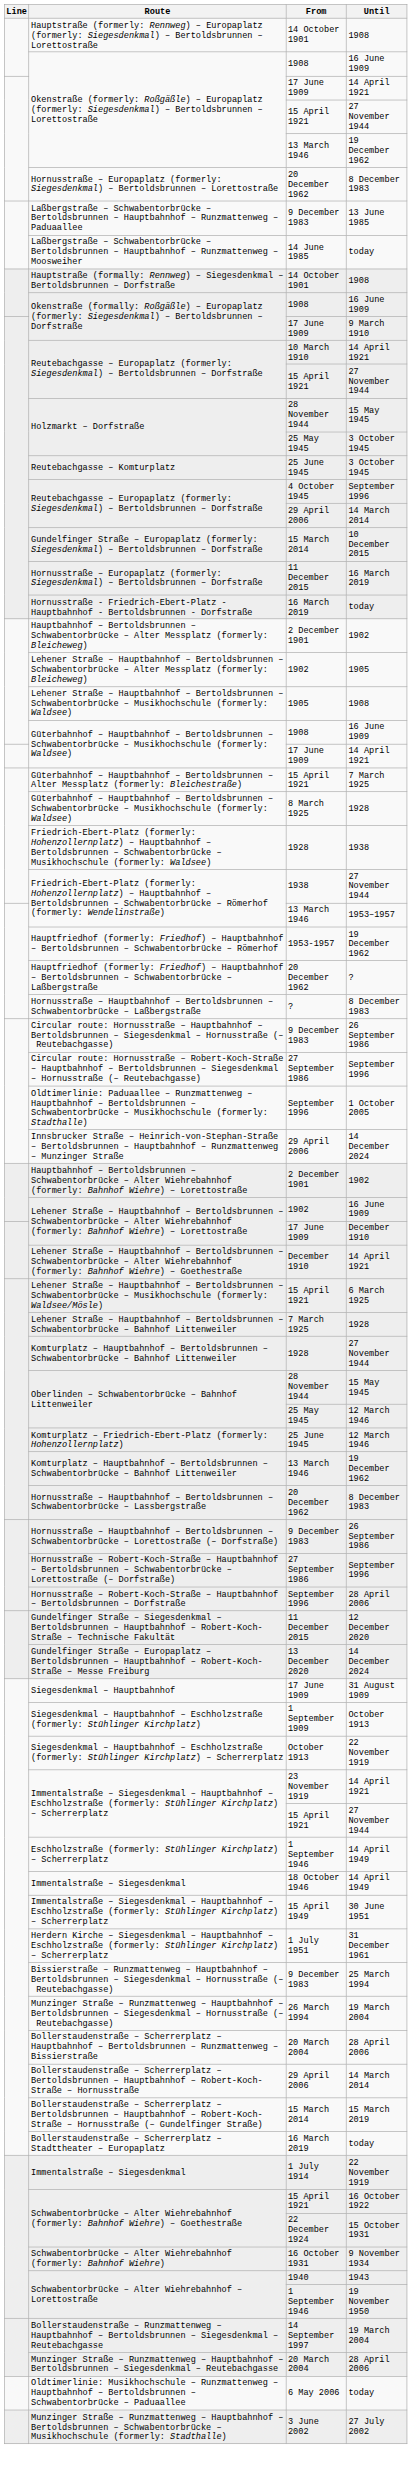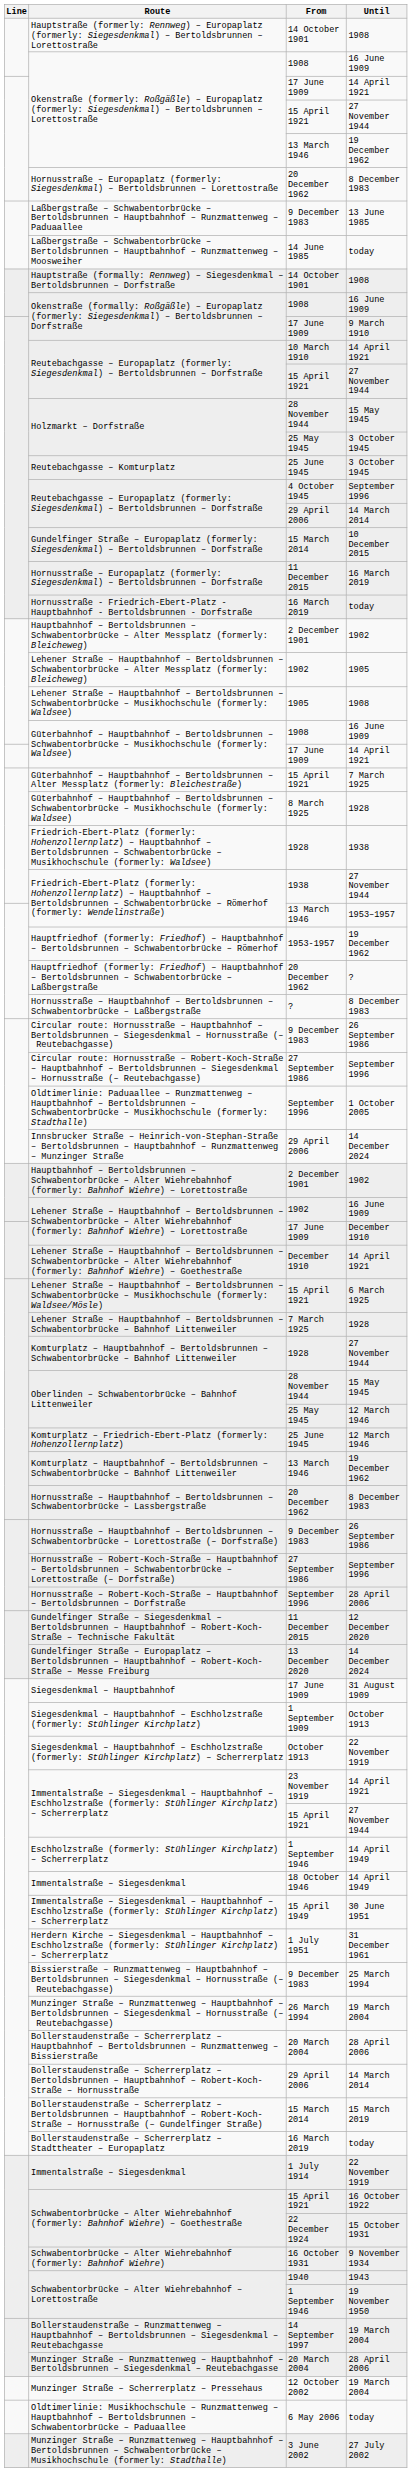+ row: (147, 2388)
